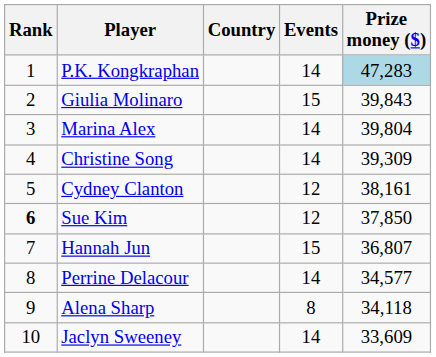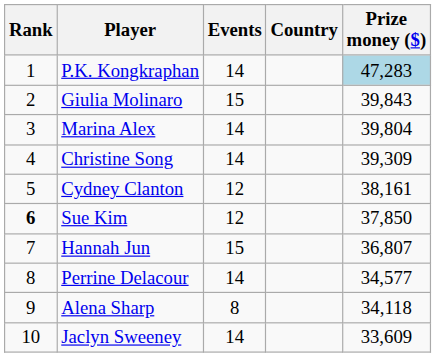columns swapped: (241, 29) <-> (311, 29)
